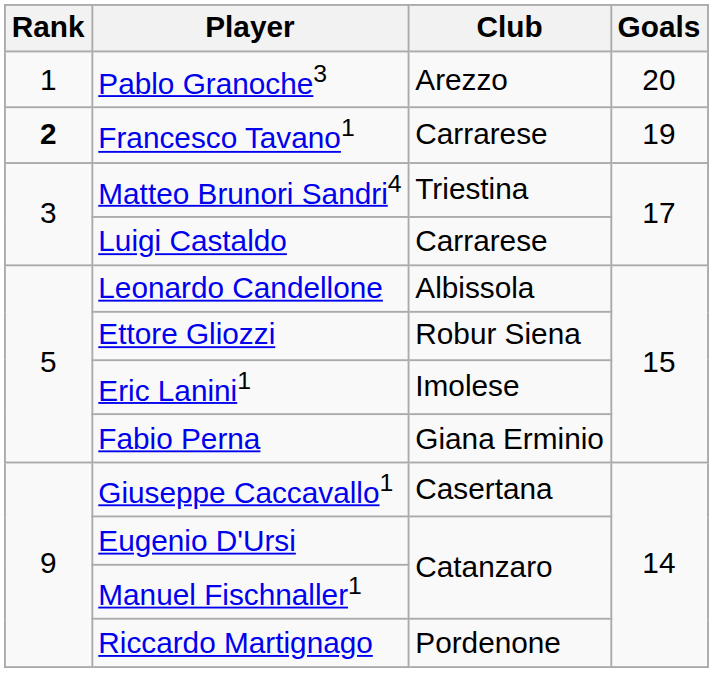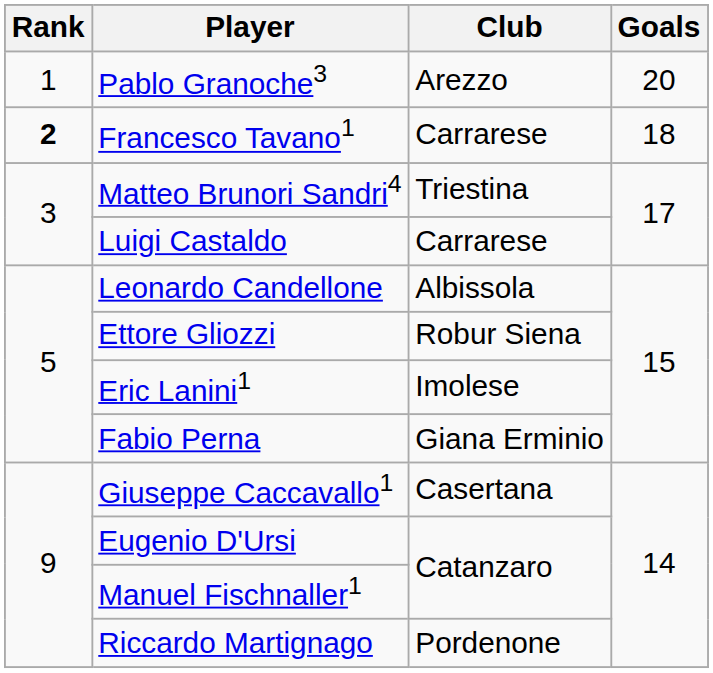(659, 134) 19 -> (659, 134) 18
